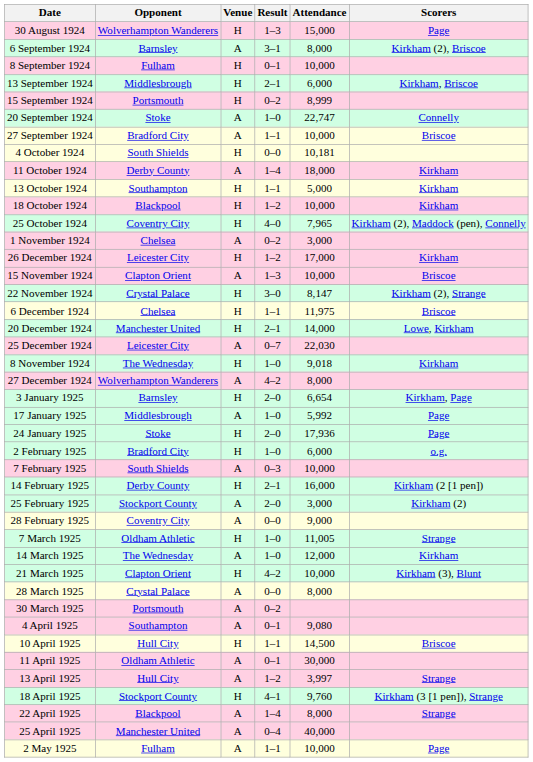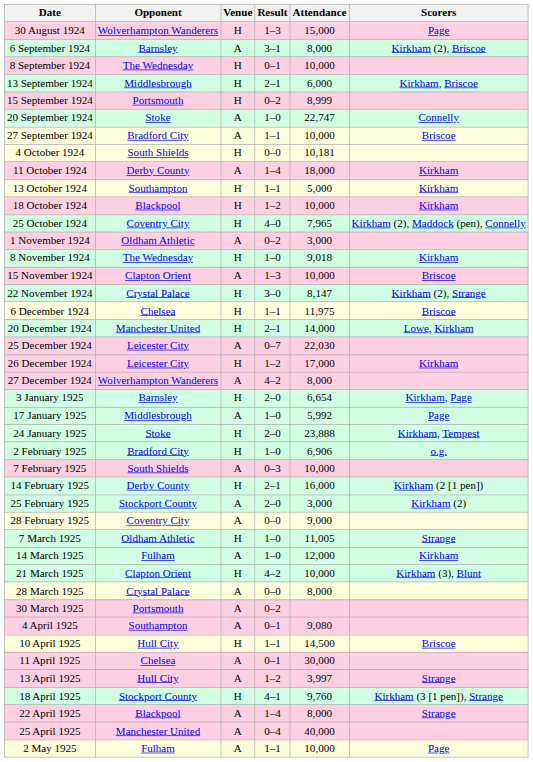(158, 65) Fulham -> (158, 65) The Wednesday
(158, 240) Chelsea -> (158, 240) Oldham Athletic
rows swapped: (50, 363) <-> (50, 258)
(320, 433) 17,936 -> (320, 433) 23,888
(439, 433) Page -> (439, 433) Kirkham, Tempest
(320, 450) 6,000 -> (320, 450) 6,906
(158, 556) The Wednesday -> (158, 556) Fulham
(158, 661) Oldham Athletic -> (158, 661) Chelsea
